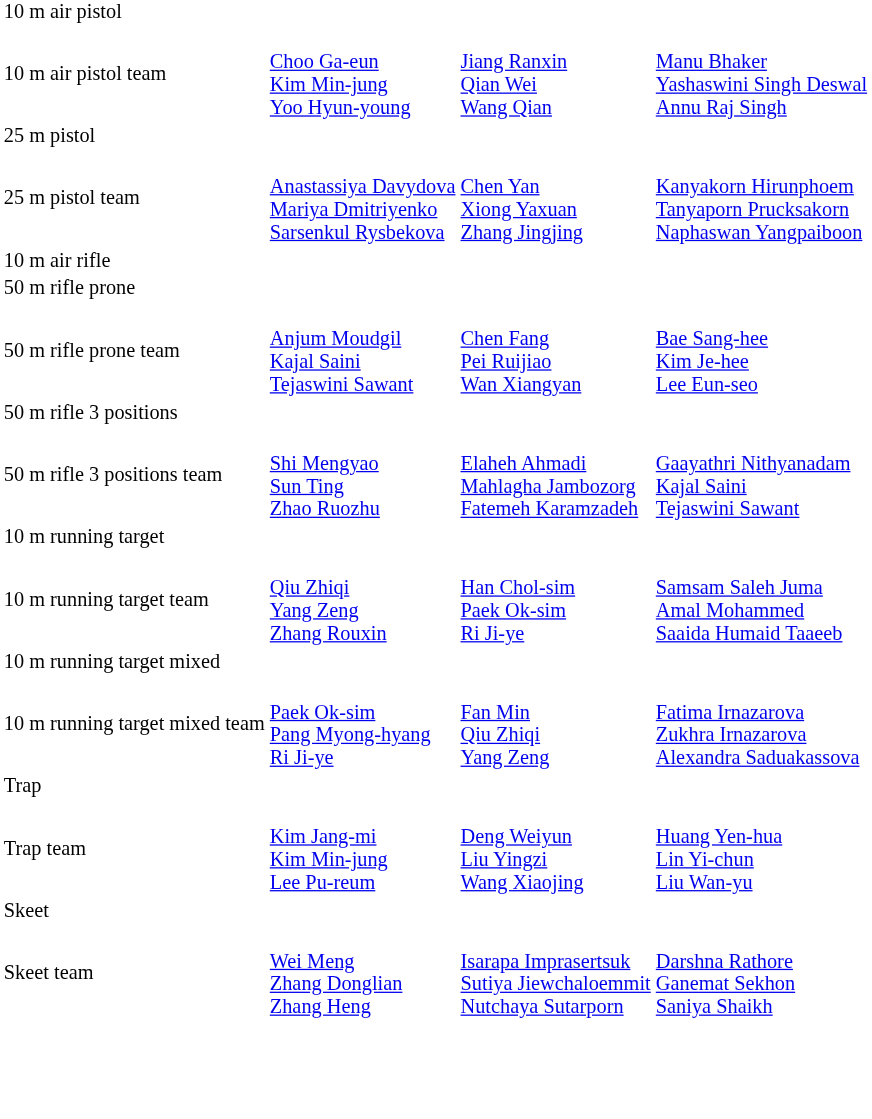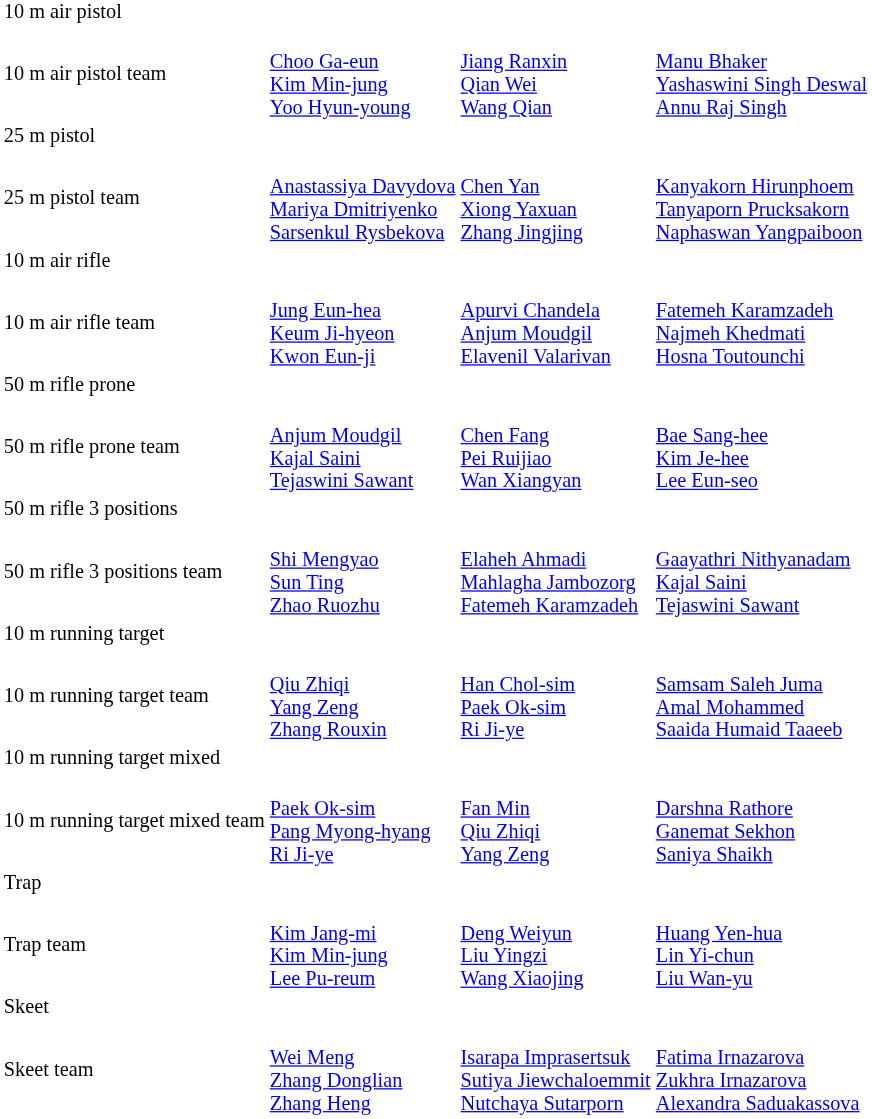+ row: (79, 322)
(758, 735) Fatima Irnazarova Zukhra Irnazarova Alexandra Saduakassova -> (725, 831) Darshna Rathore Ganemat Sekhon Saniya Shaikh
(725, 983) Darshna Rathore Ganemat Sekhon Saniya Shaikh -> (758, 1080) Fatima Irnazarova Zukhra Irnazarova Alexandra Saduakassova
